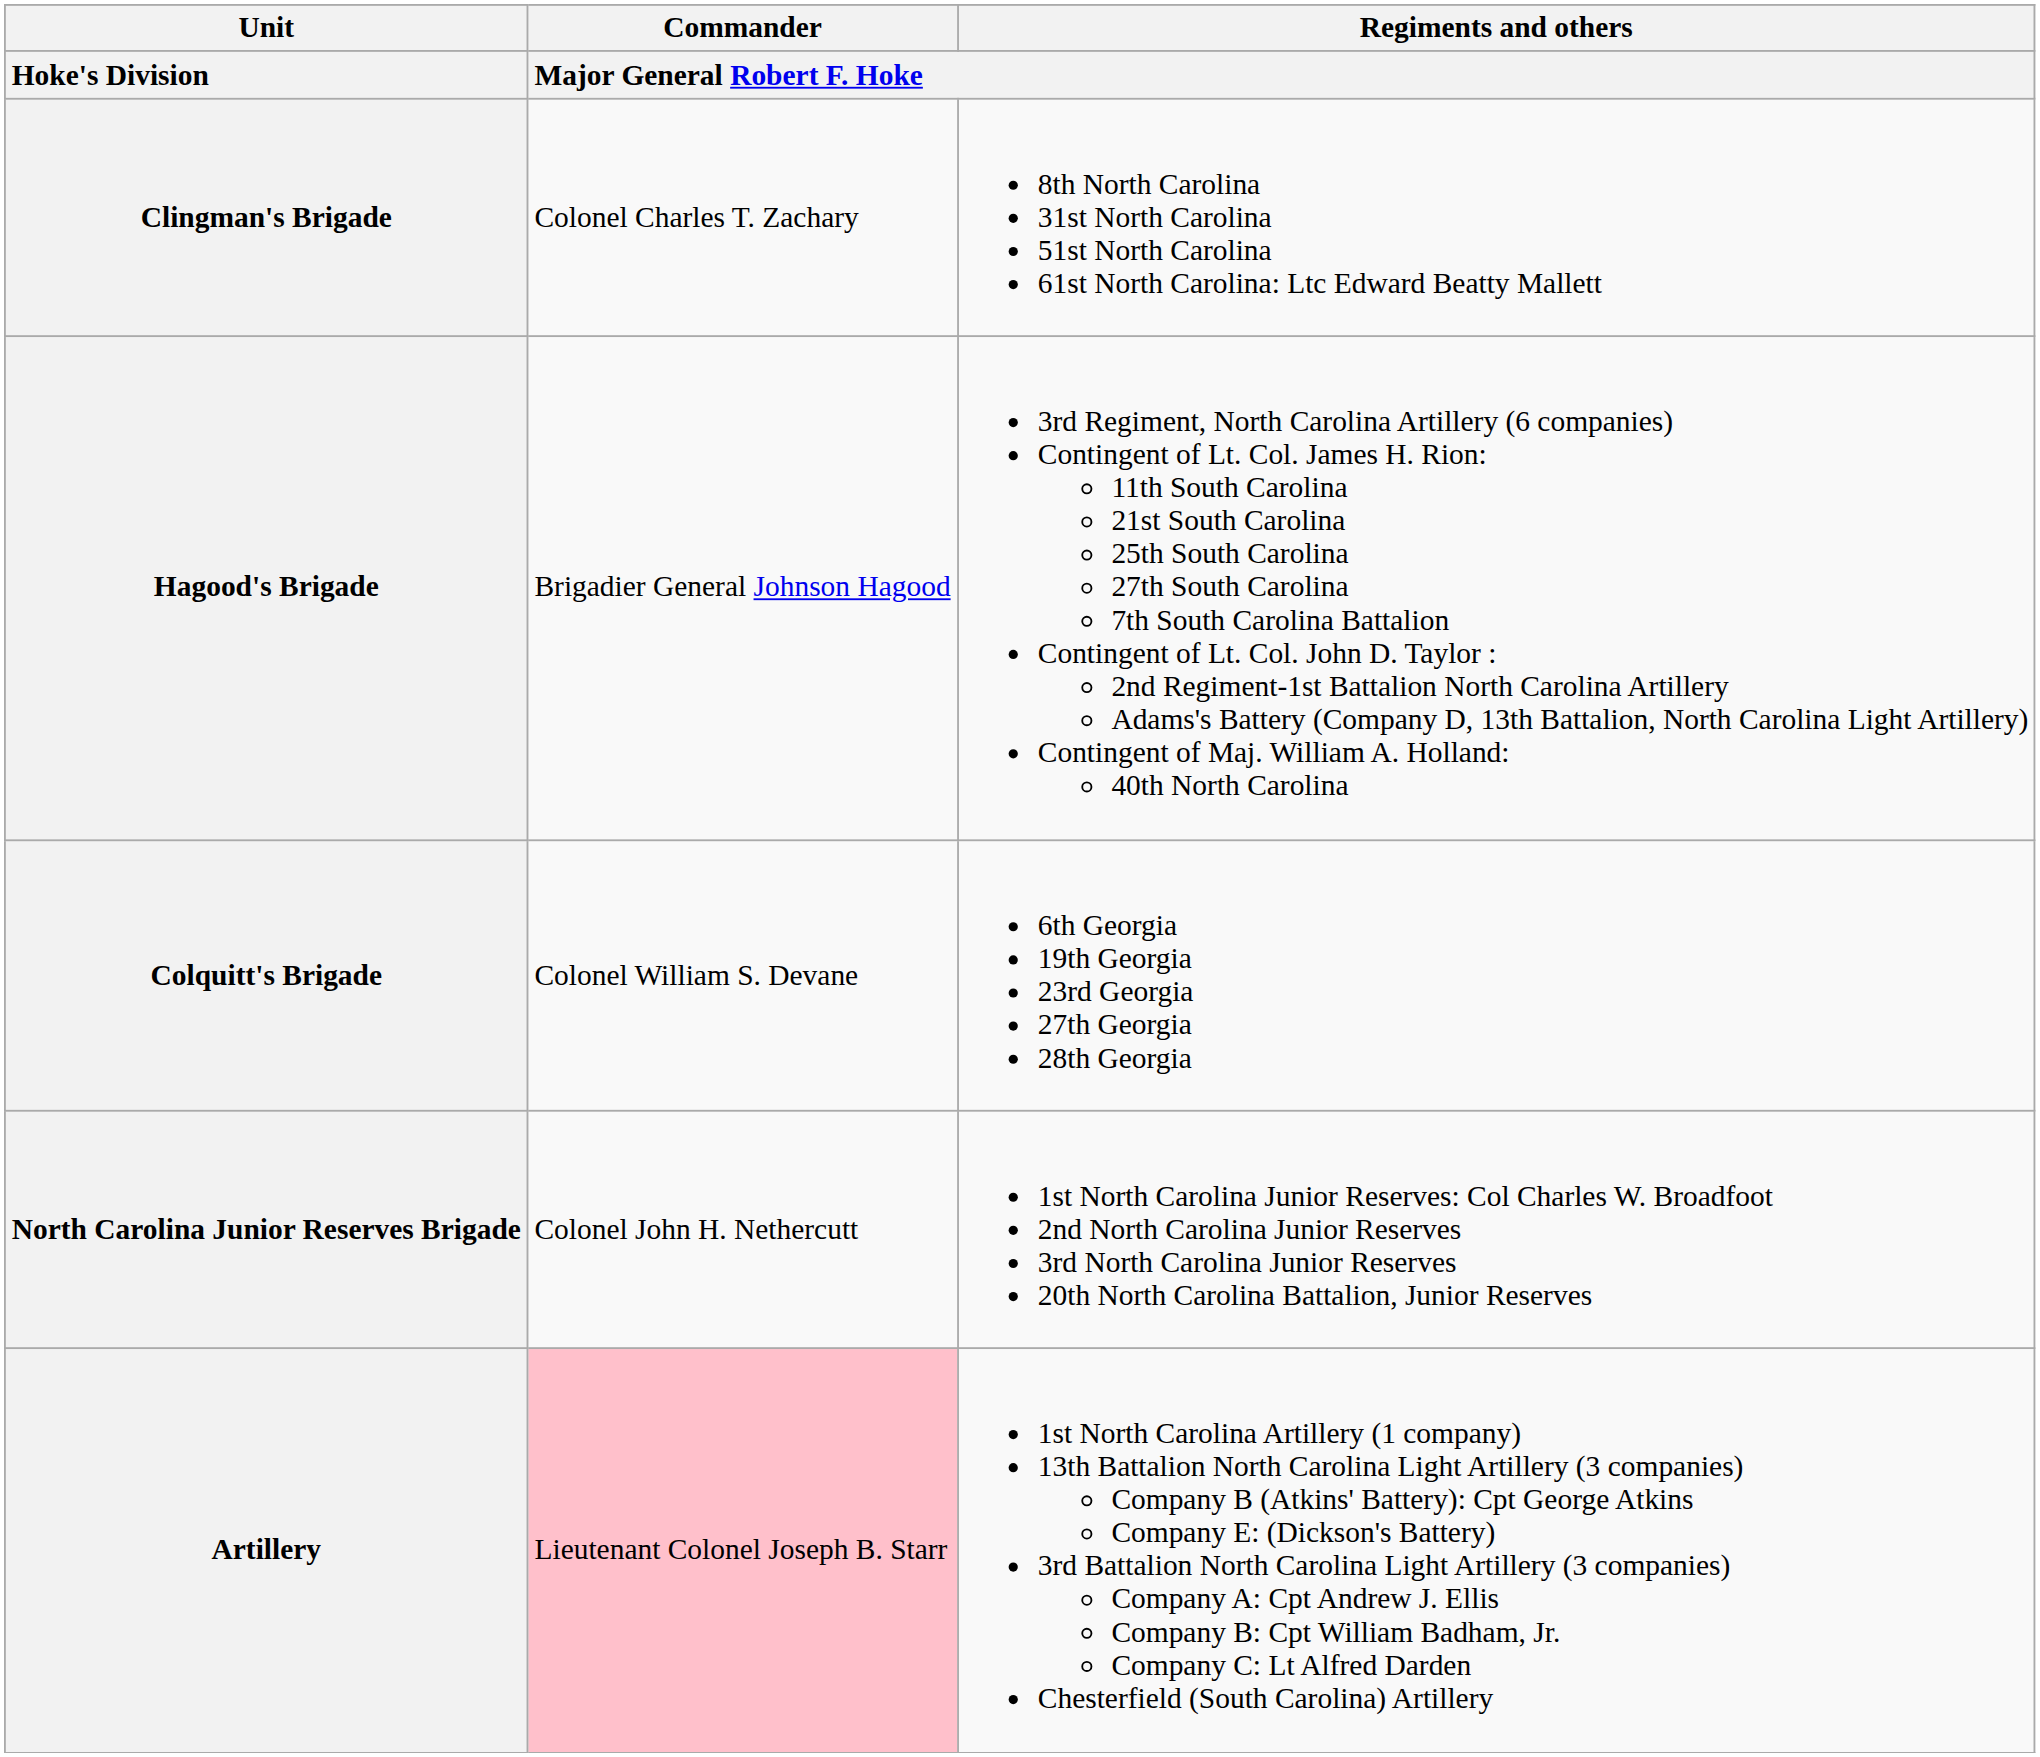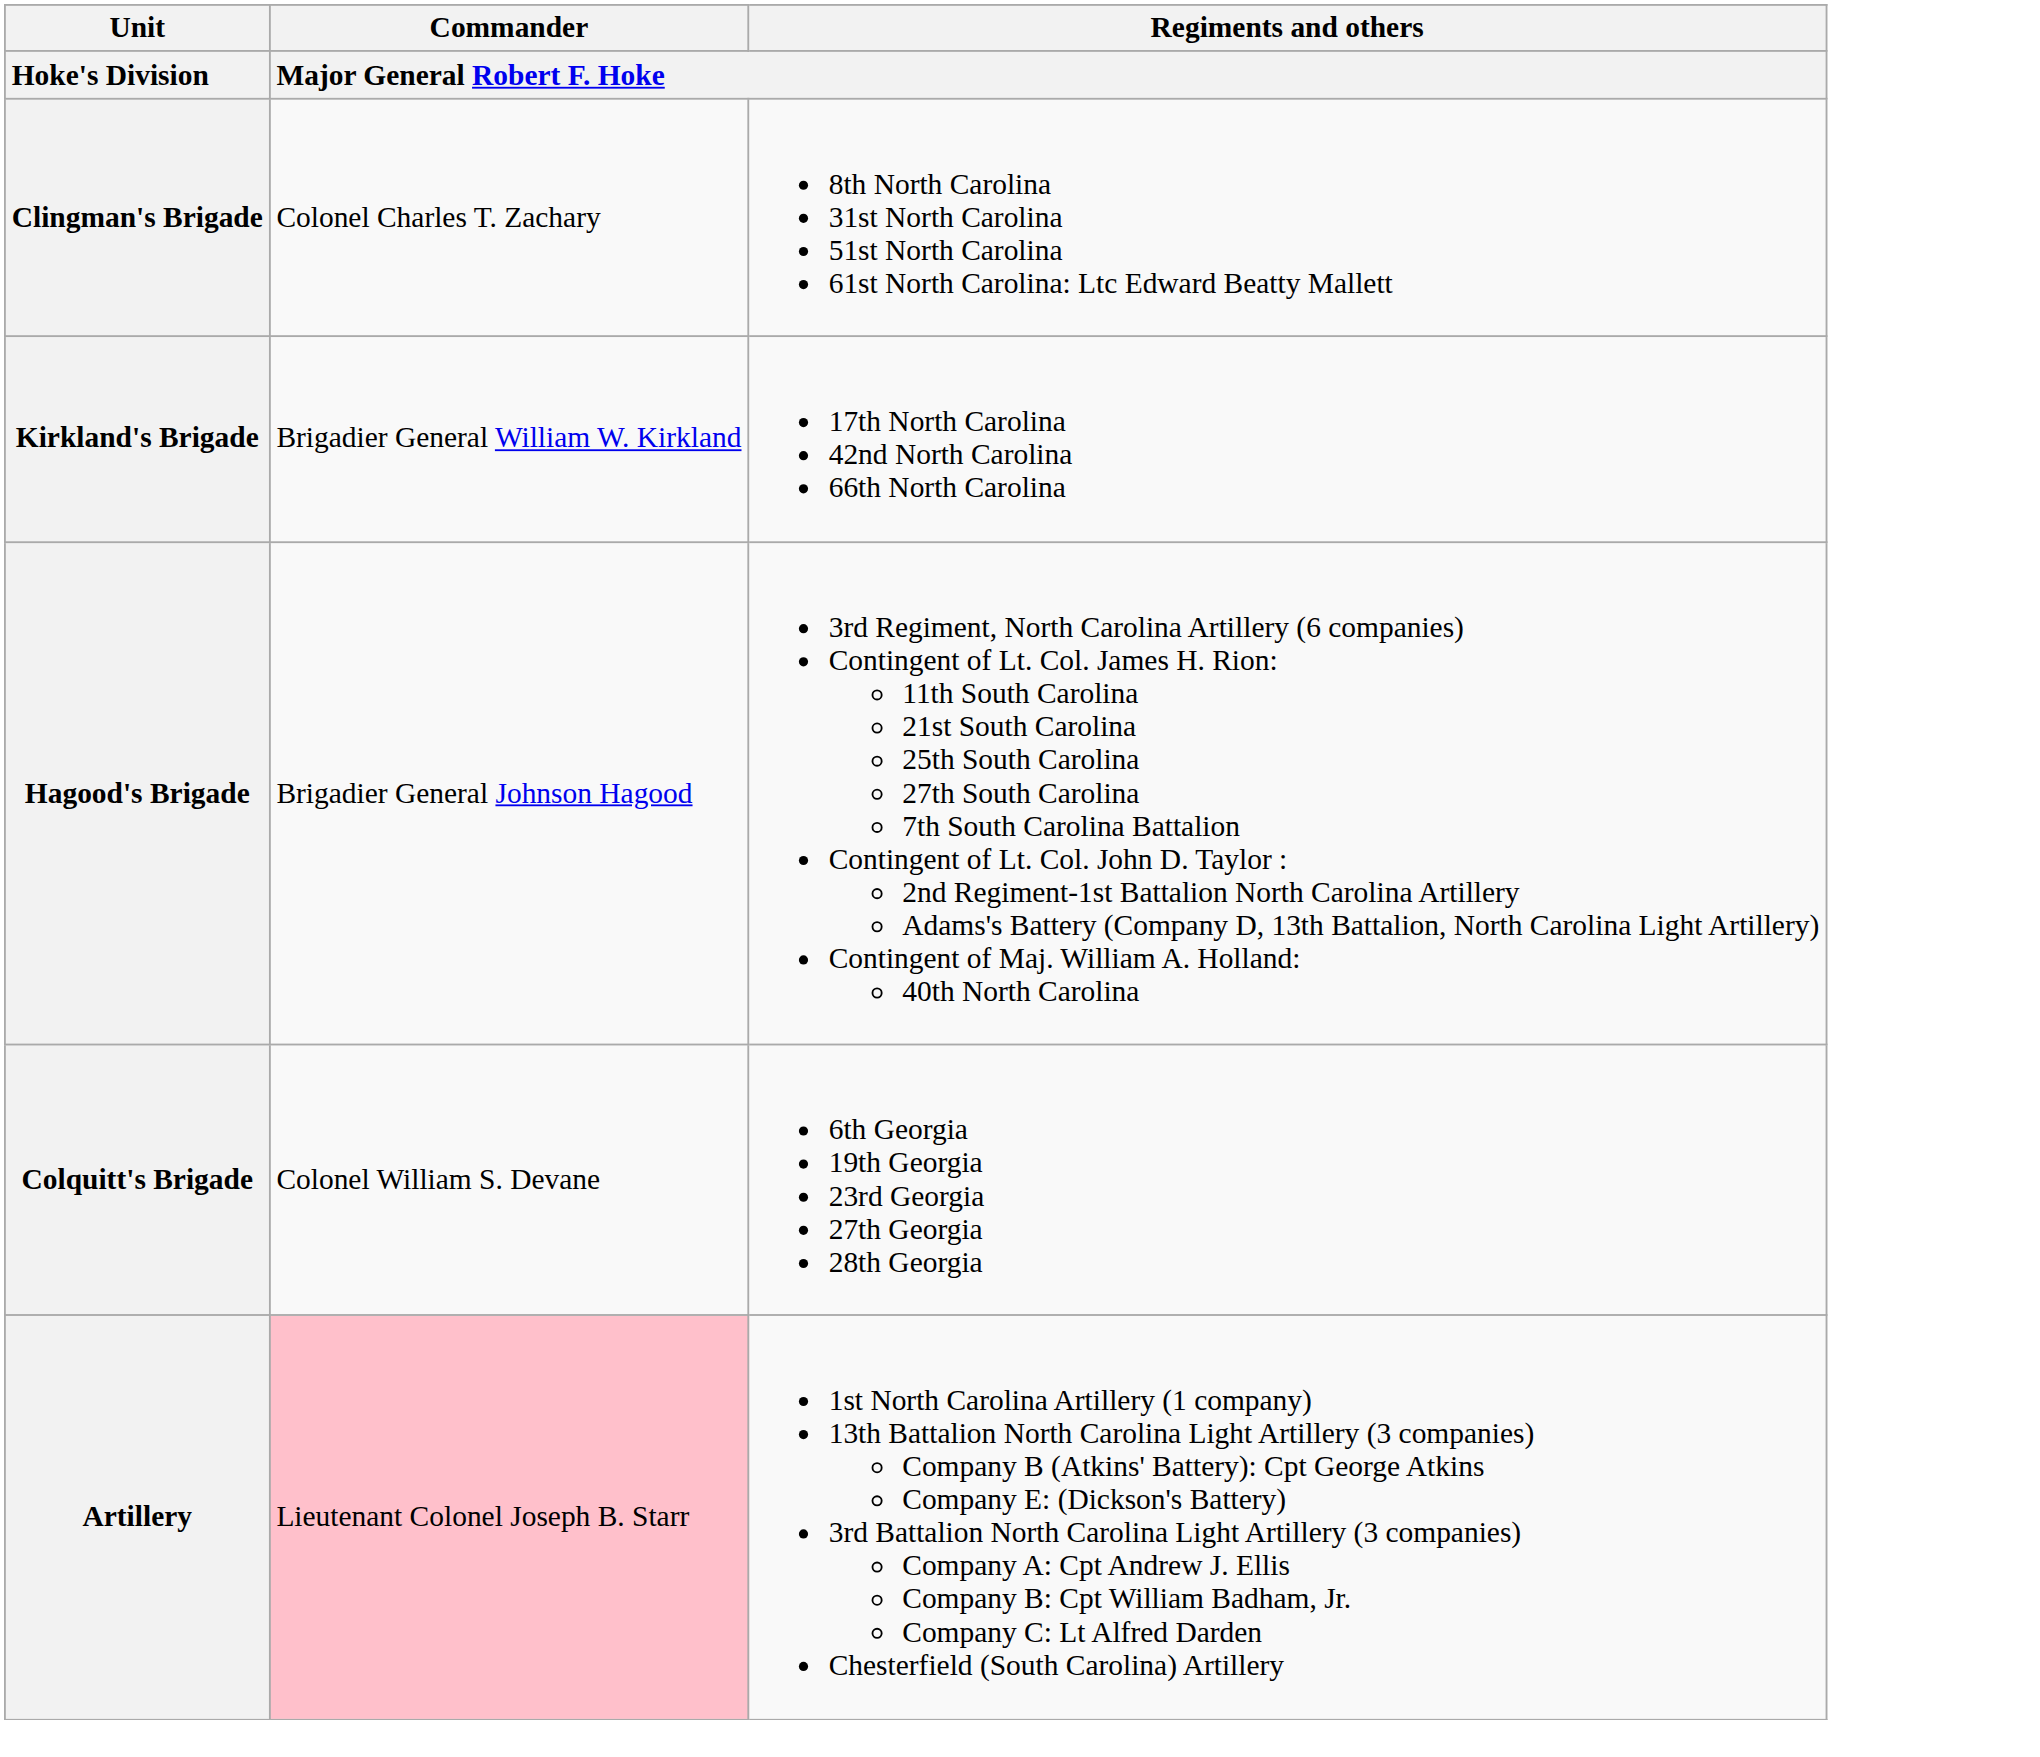+ row: (137, 438)
- row: (266, 1229)
